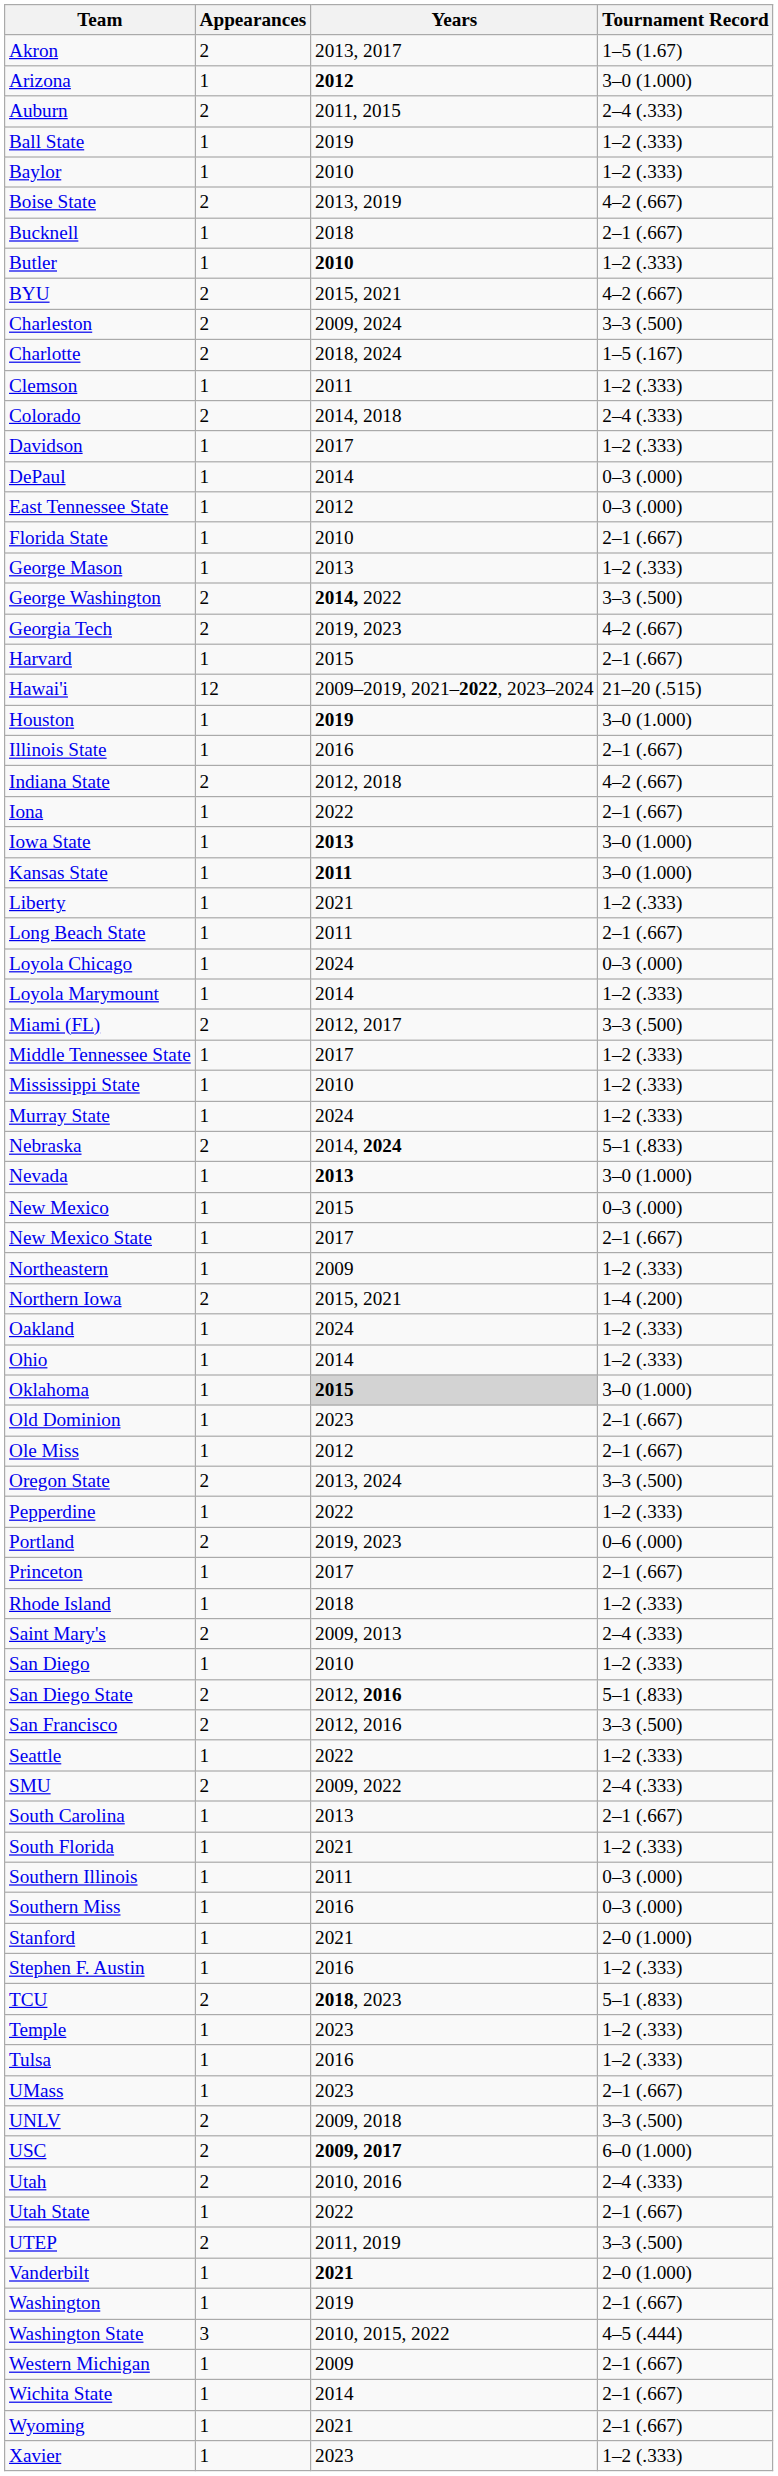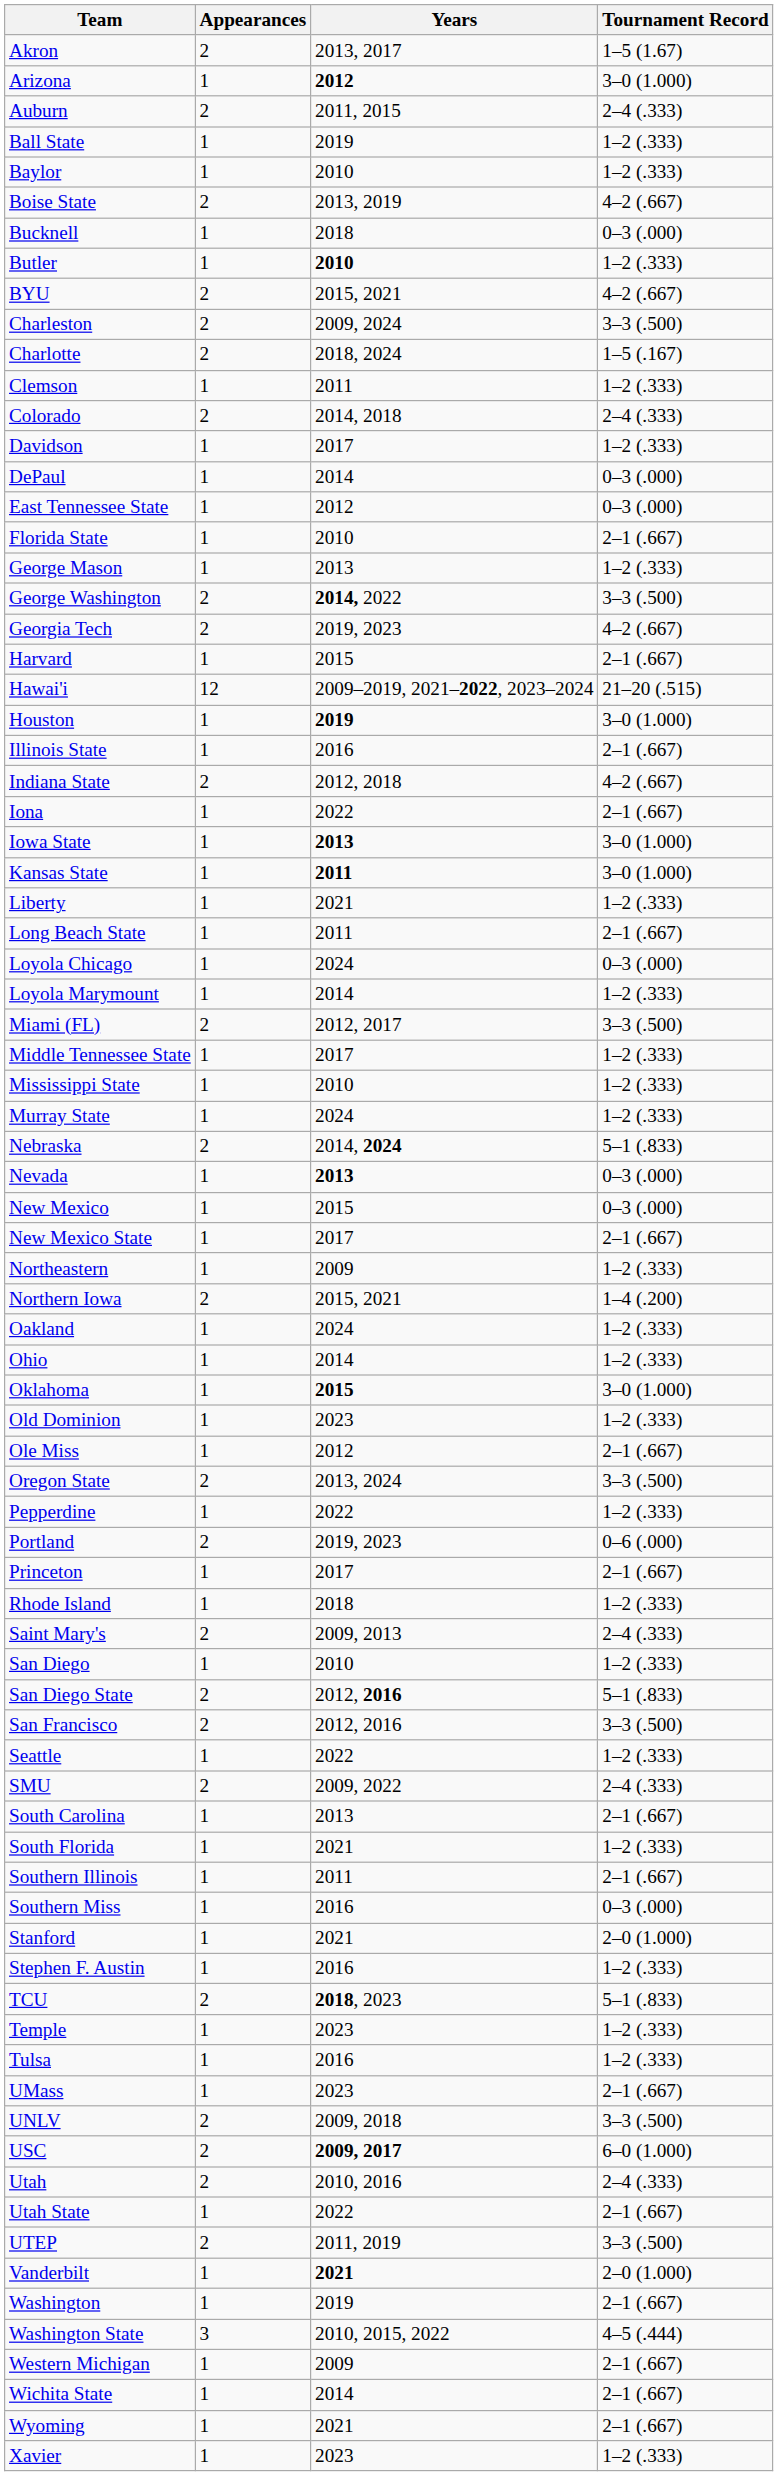(642, 232) 2–1 (.667) -> (642, 232) 0–3 (.000)
(647, 1176) 3–0 (1.000) -> (642, 1176) 0–3 (.000)
(334, 1389) lightgrey background -> (334, 1389) no background
(642, 1420) 2–1 (.667) -> (642, 1420) 1–2 (.333)
(642, 1877) 0–3 (.000) -> (642, 1877) 2–1 (.667)
